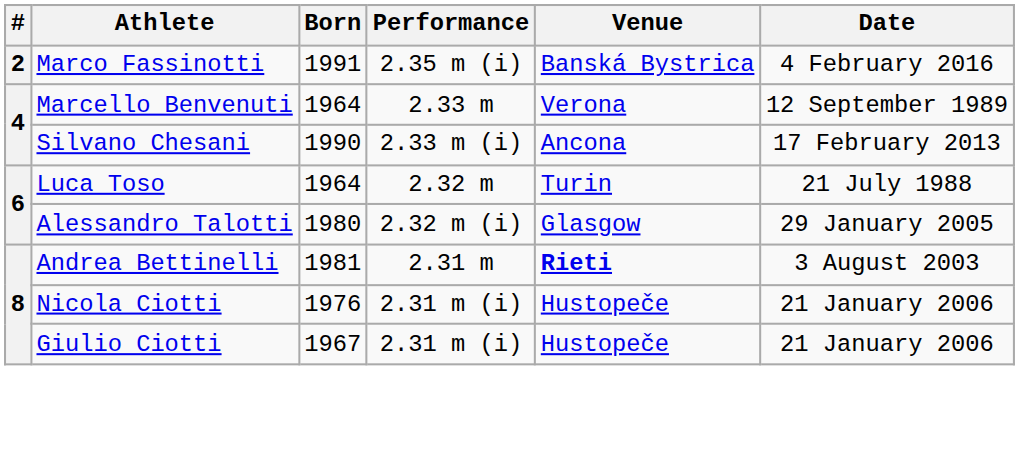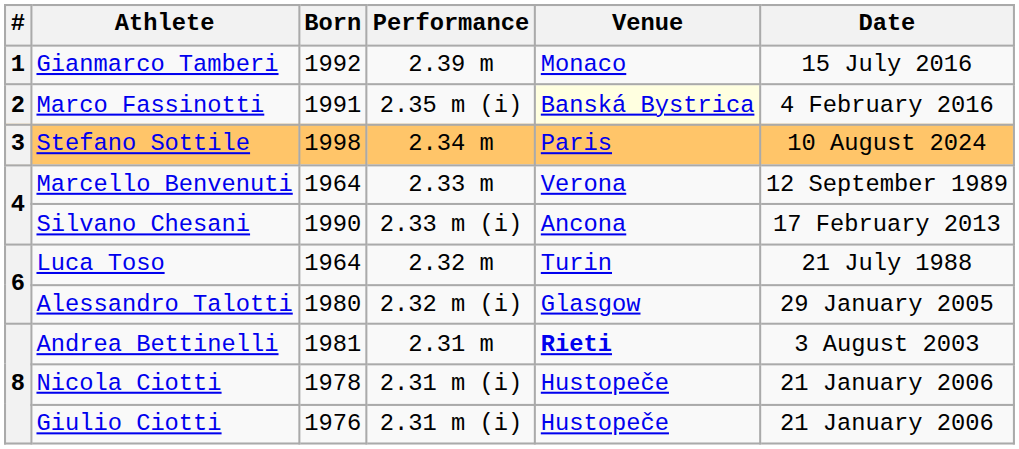+ row: (158, 65)
(648, 65) no background -> (648, 104) lightyellow background
+ row: (143, 144)
(333, 304) 1976 -> (333, 384) 1978
(333, 344) 1967 -> (333, 424) 1976
